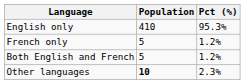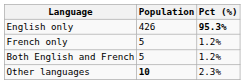(147, 27) 410 -> (147, 27) 426
(213, 27) normal -> (213, 27) bold
